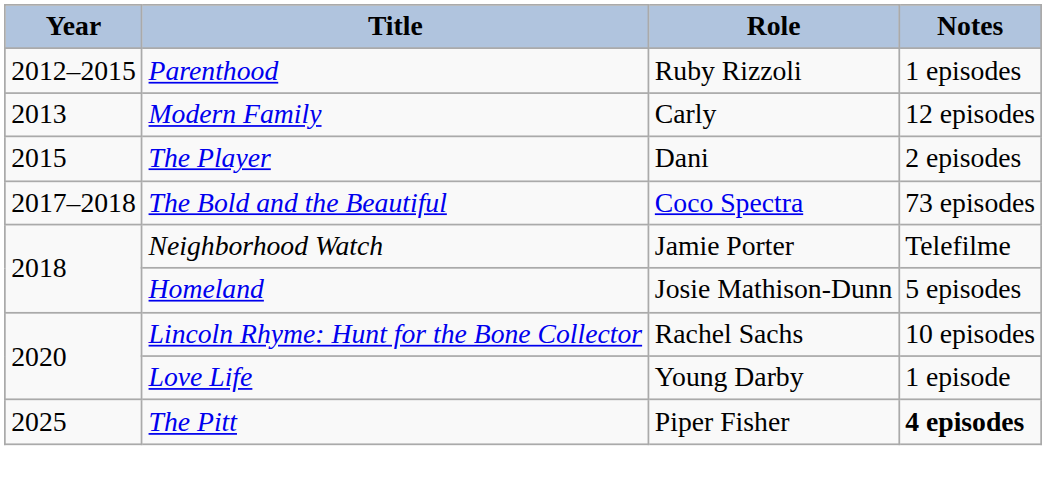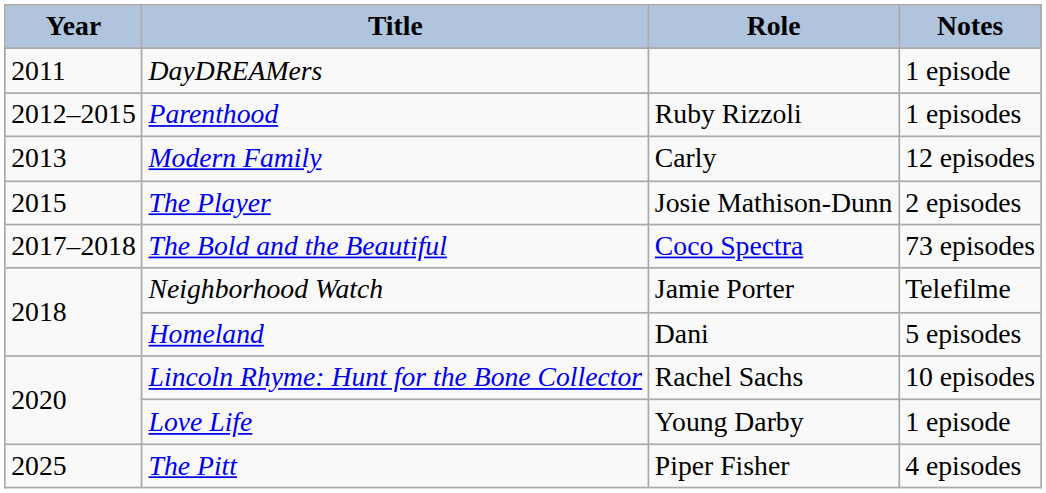+ row: (235, 70)
(682, 158) Dani -> (774, 202) Josie Mathison-Dunn
(774, 289) Josie Mathison-Dunn -> (682, 333) Dani
(965, 421) bold -> (963, 465) normal
